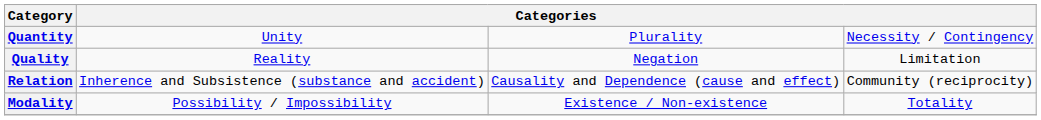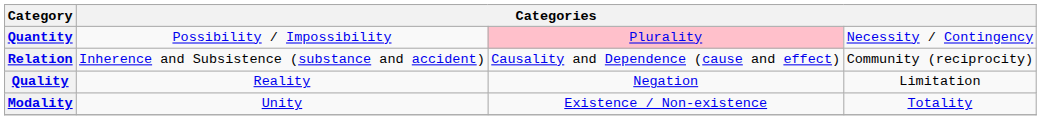(282, 38) Unity -> (282, 38) Possibility / Impossibility
(666, 38) no background -> (666, 38) pink background
rows swapped: (40, 60) <-> (40, 82)
(282, 104) Possibility / Impossibility -> (282, 104) Unity
